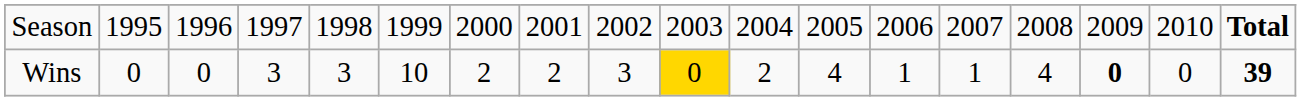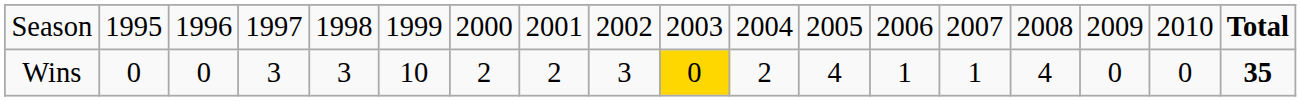(1115, 72) bold -> (1115, 72) normal
(1258, 72) 39 -> (1258, 72) 35
